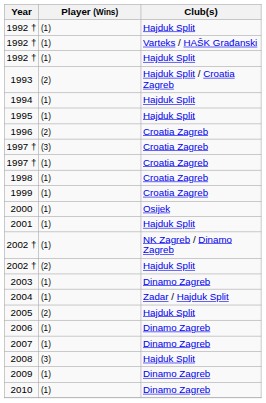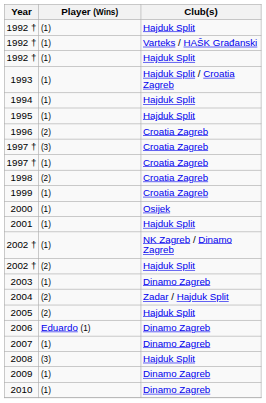(46, 80) (2) -> (46, 80) (1)
(46, 178) (1) -> (46, 178) (2)
(46, 297) (1) -> (46, 297) (2)
(46, 328) (1) -> (66, 328) Eduardo (1)
